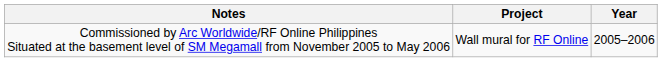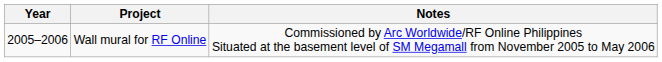columns swapped: (624, 14) <-> (229, 14)
